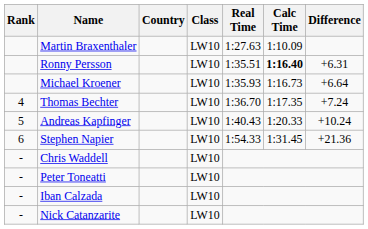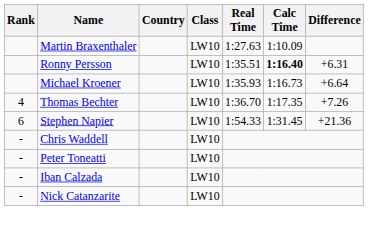(334, 102) +7.24 -> (334, 102) +7.26
- row: (85, 121)
